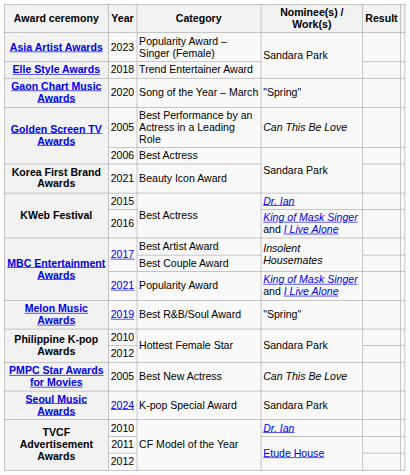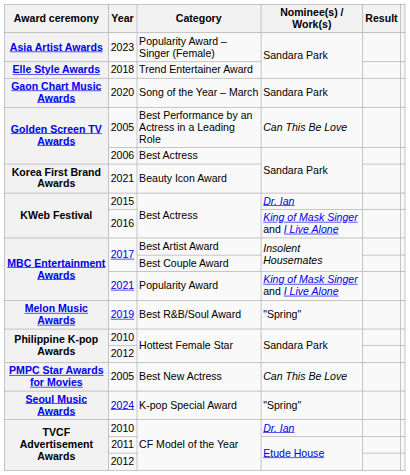(282, 92) "Spring" -> (295, 92) Sandara Park
(295, 405) Sandara Park -> (282, 405) "Spring"
